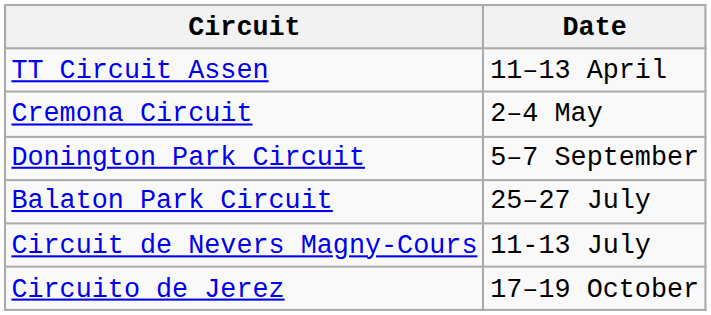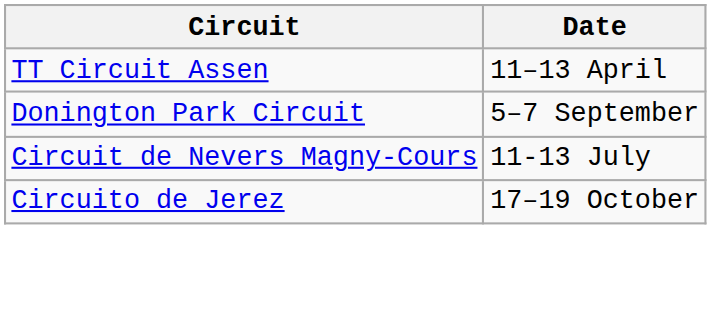- row: (132, 114)
- row: (172, 201)
